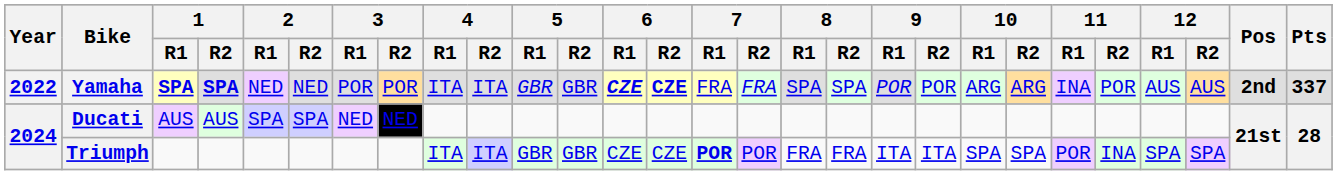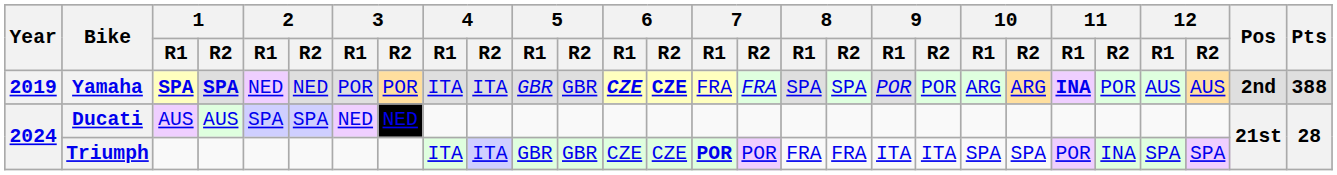(33, 87) 2022 -> (33, 87) 2019
(1073, 87) normal -> (1073, 87) bold
(1309, 87) 337 -> (1309, 87) 388
